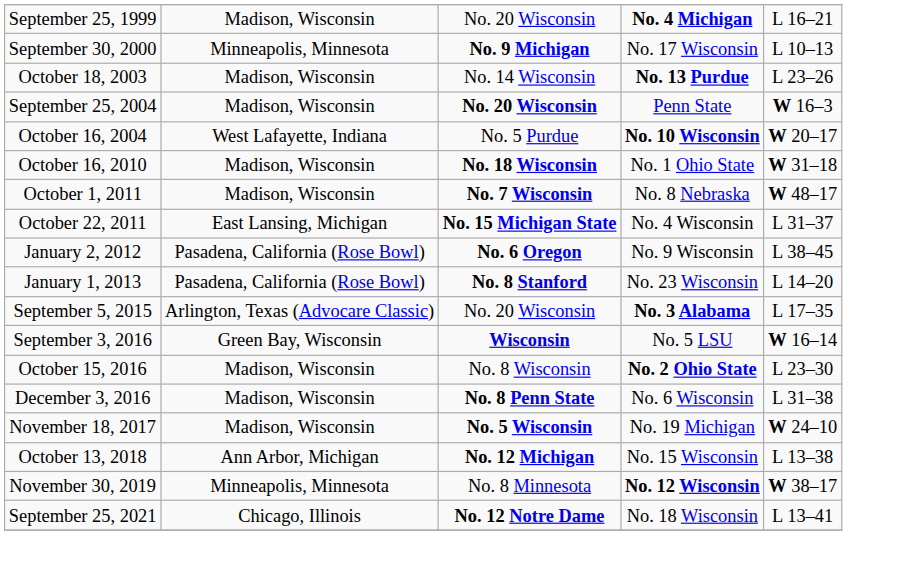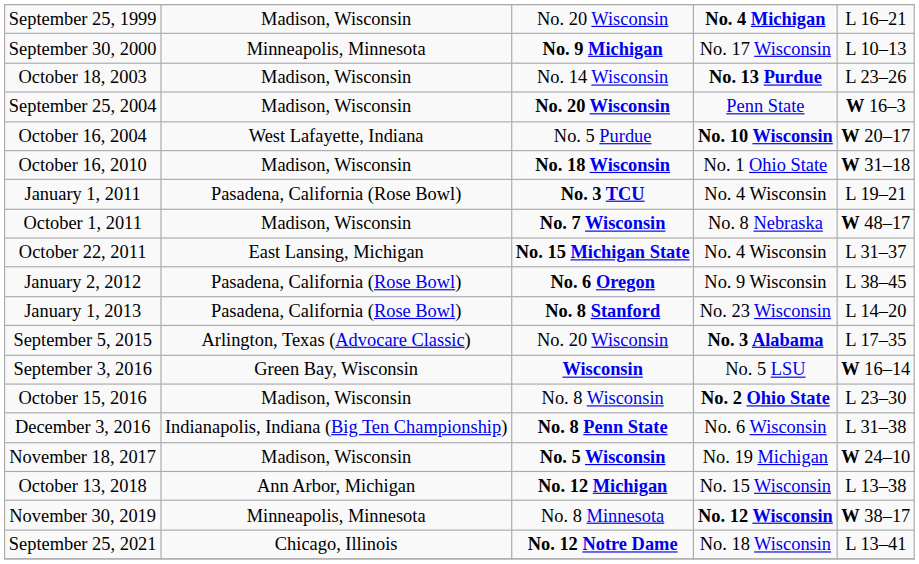+ row: (83, 194)
(300, 398) Madison, Wisconsin -> (336, 427) Indianapolis, Indiana (Big Ten Championship)
